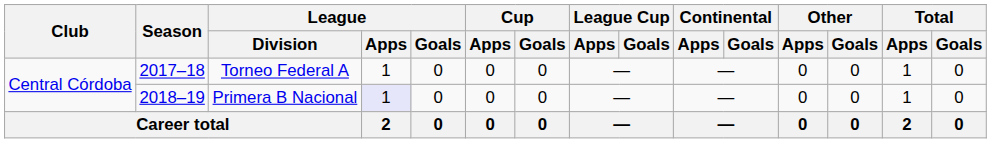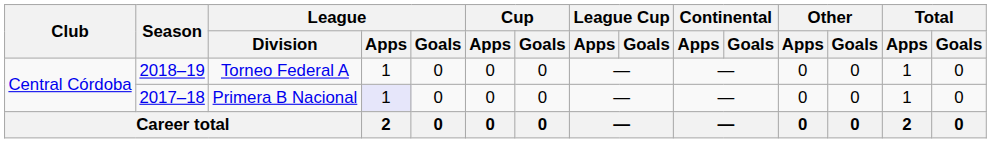(172, 71) 2017–18 -> (172, 71) 2018–19
(172, 97) 2018–19 -> (172, 97) 2017–18
